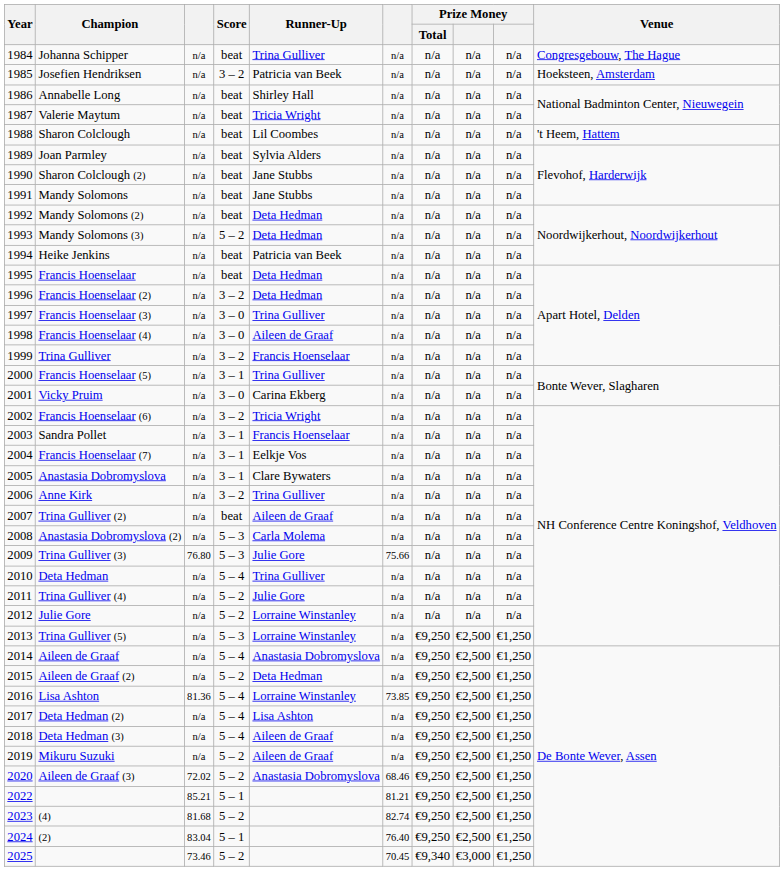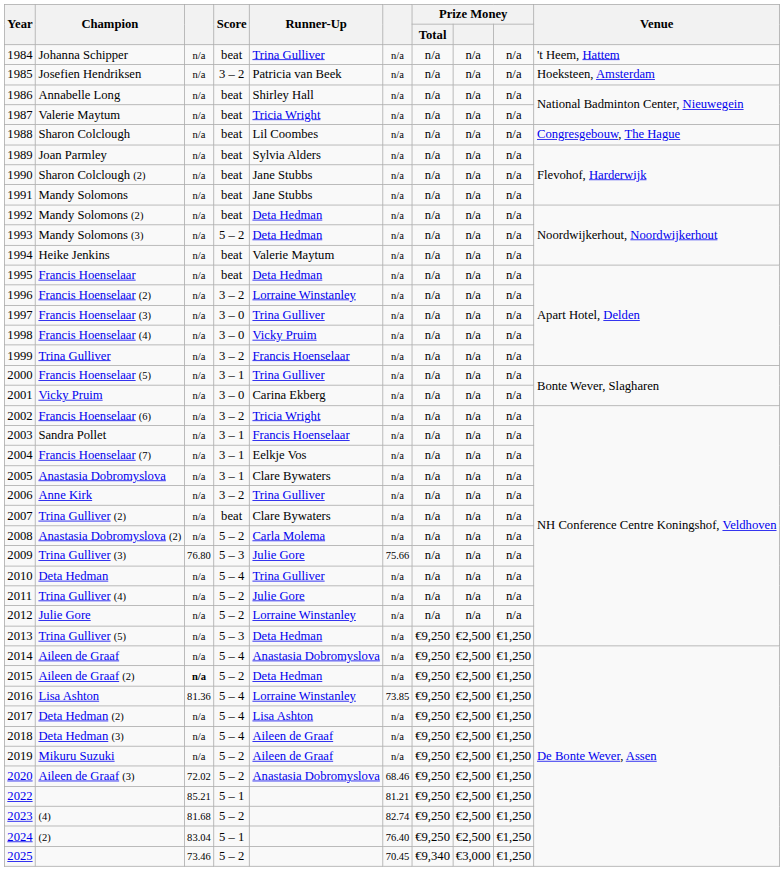(609, 54) Congresgebouw, The Hague -> (578, 54) 't Heem, Hattem
(578, 134) 't Heem, Hattem -> (609, 134) Congresgebouw, The Hague
(297, 255) Patricia van Beek -> (293, 255) Valerie Maytum
(287, 295) Deta Hedman -> (304, 295) Lorraine Winstanley
(293, 335) Aileen de Graaf -> (285, 335) Vicky Pruim
(293, 515) Aileen de Graaf -> (292, 515) Clare Bywaters
(232, 535) 5 – 3 -> (232, 535) 5 – 2
(304, 635) Lorraine Winstanley -> (287, 635) Deta Hedman
(199, 676) normal -> (199, 676) bold
